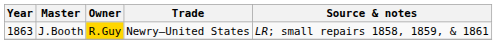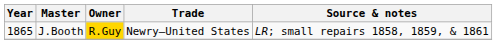(20, 31) 1863 -> (20, 31) 1865
